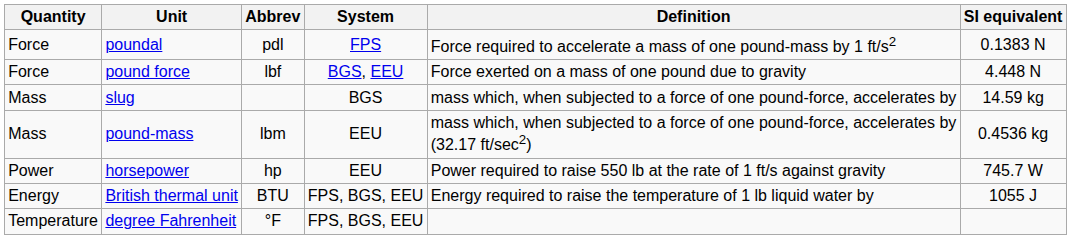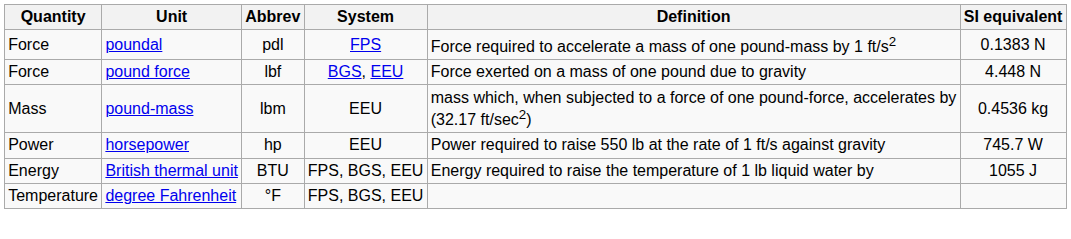- row: (120, 97)
